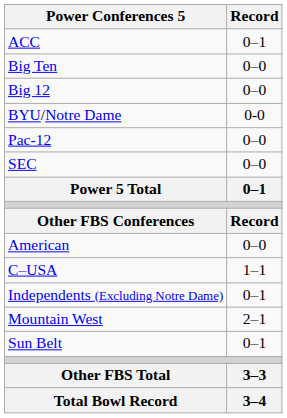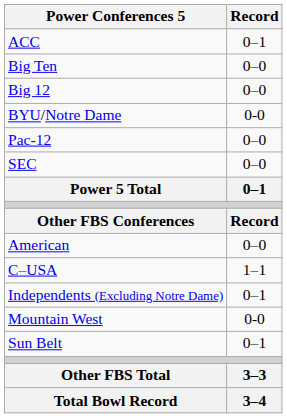(255, 319) 2–1 -> (255, 319) 0-0
